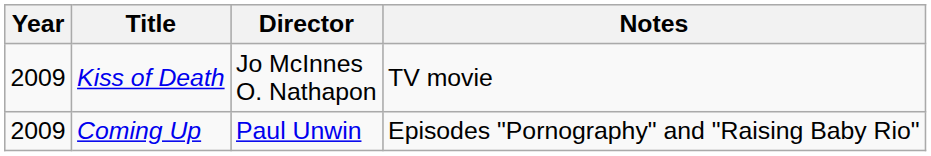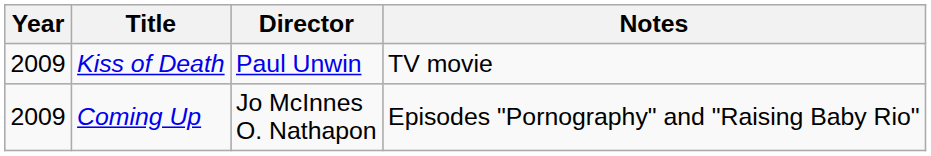(306, 77) Jo McInnes O. Nathapon -> (299, 63) Paul Unwin
(299, 130) Paul Unwin -> (306, 116) Jo McInnes O. Nathapon
